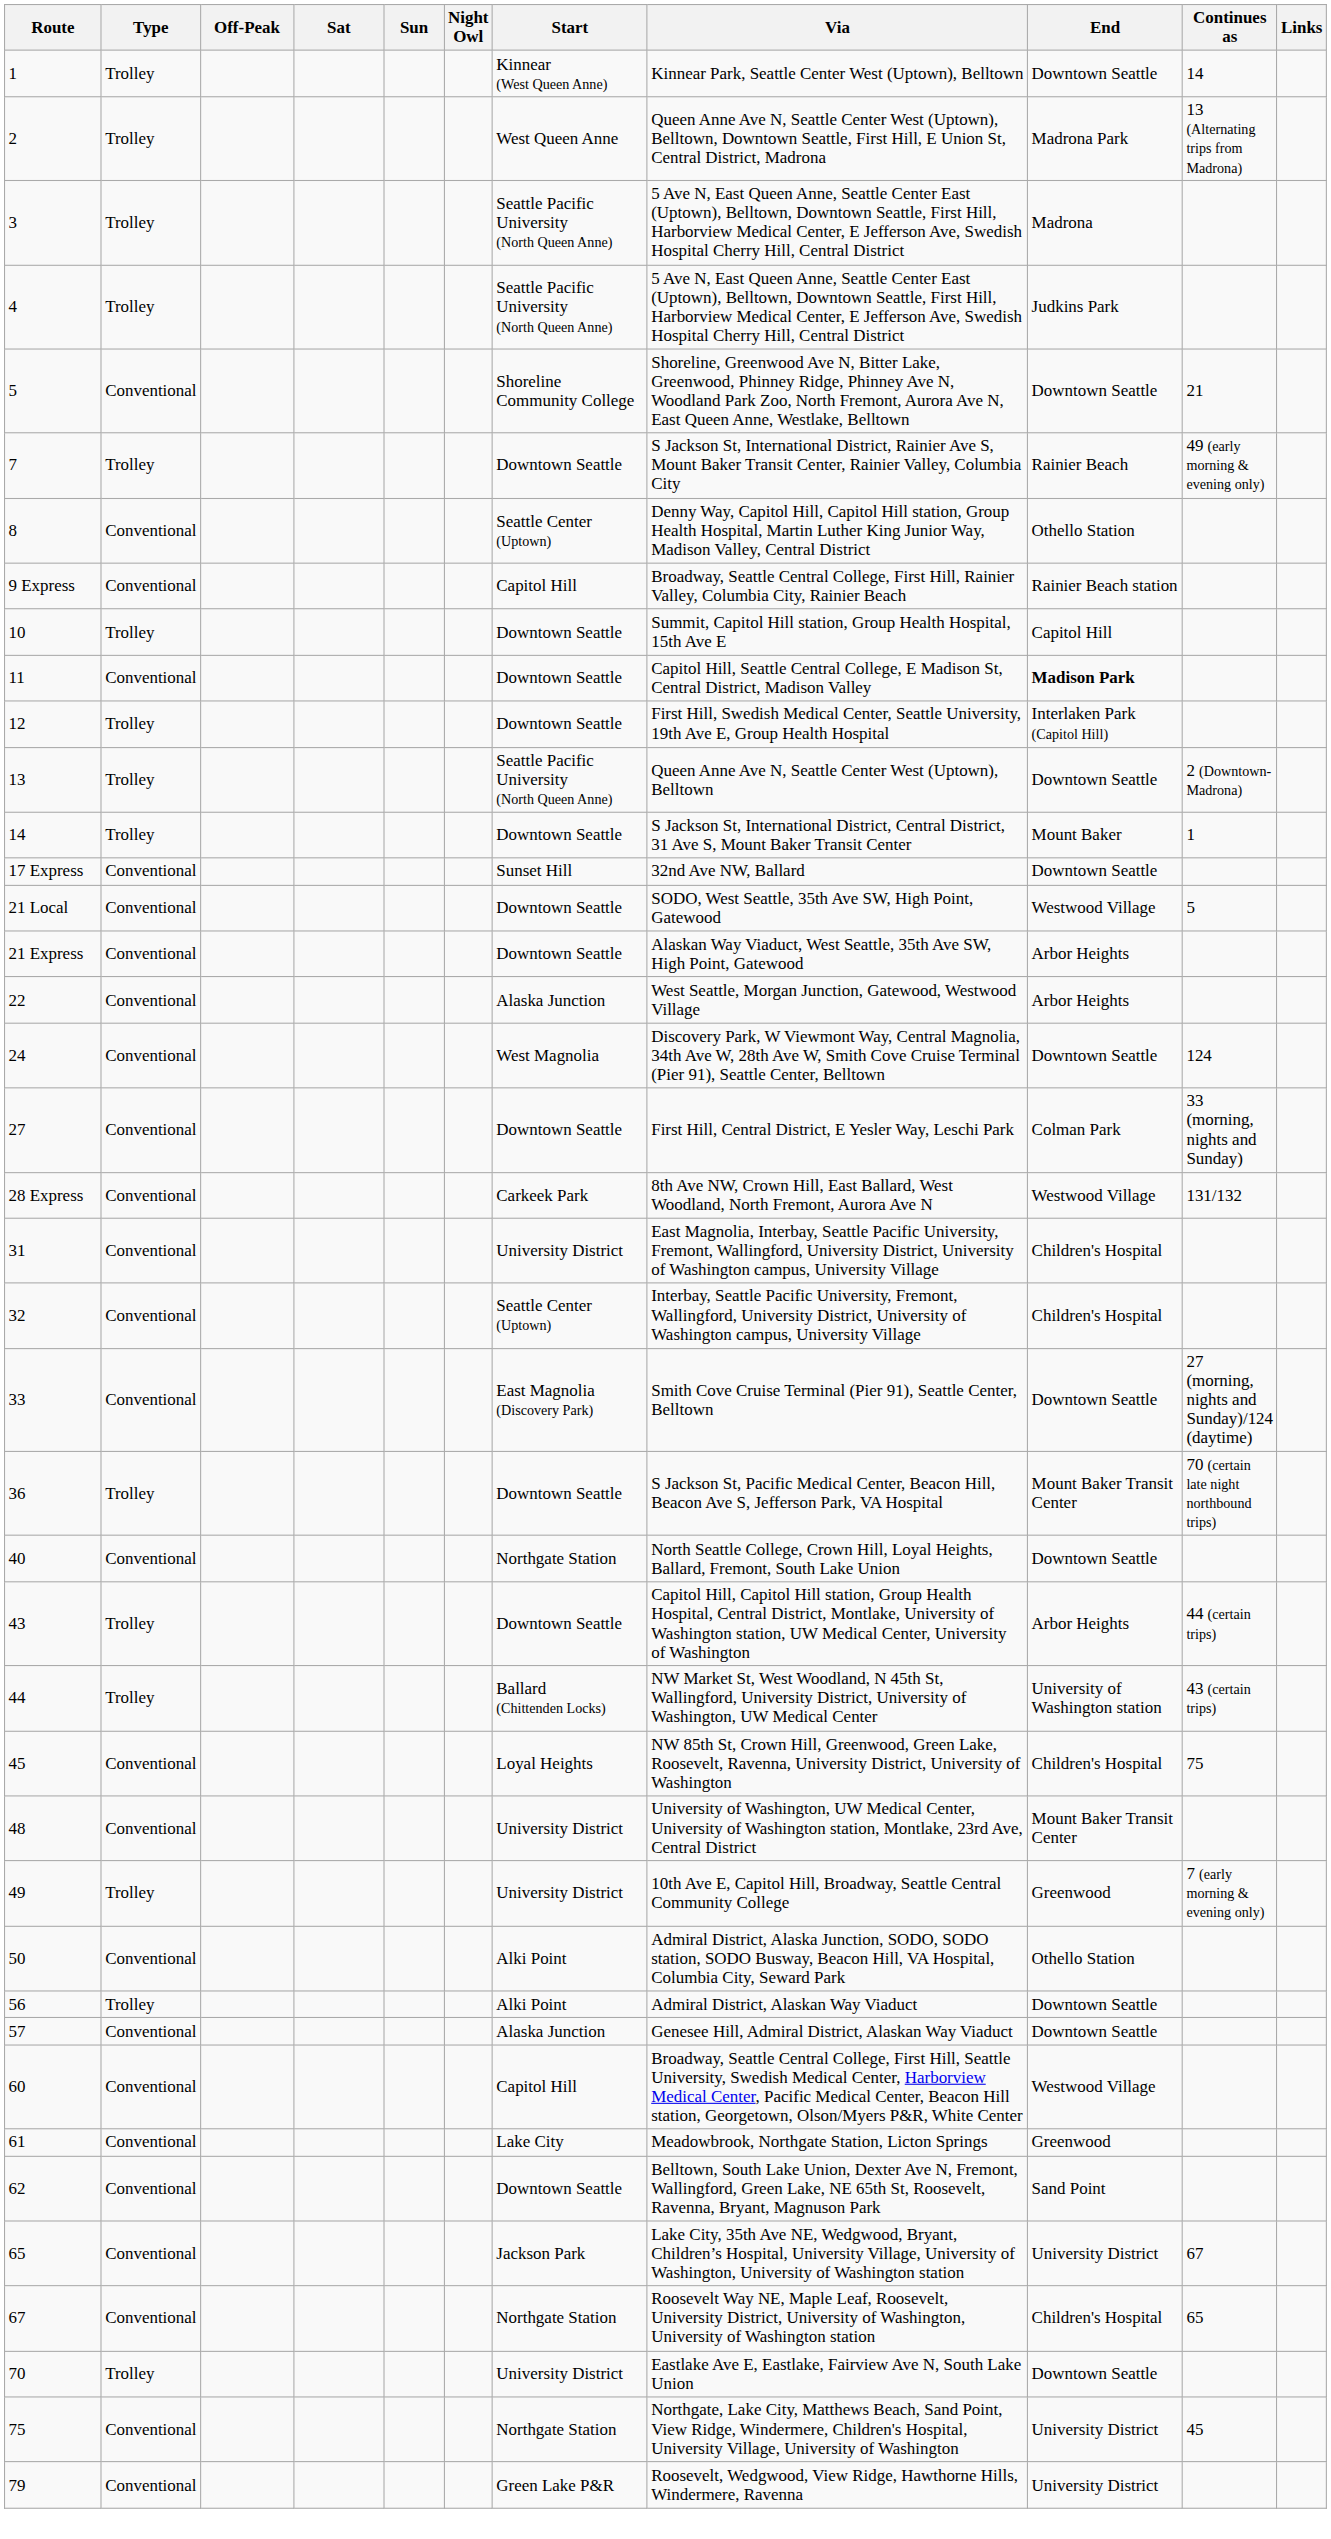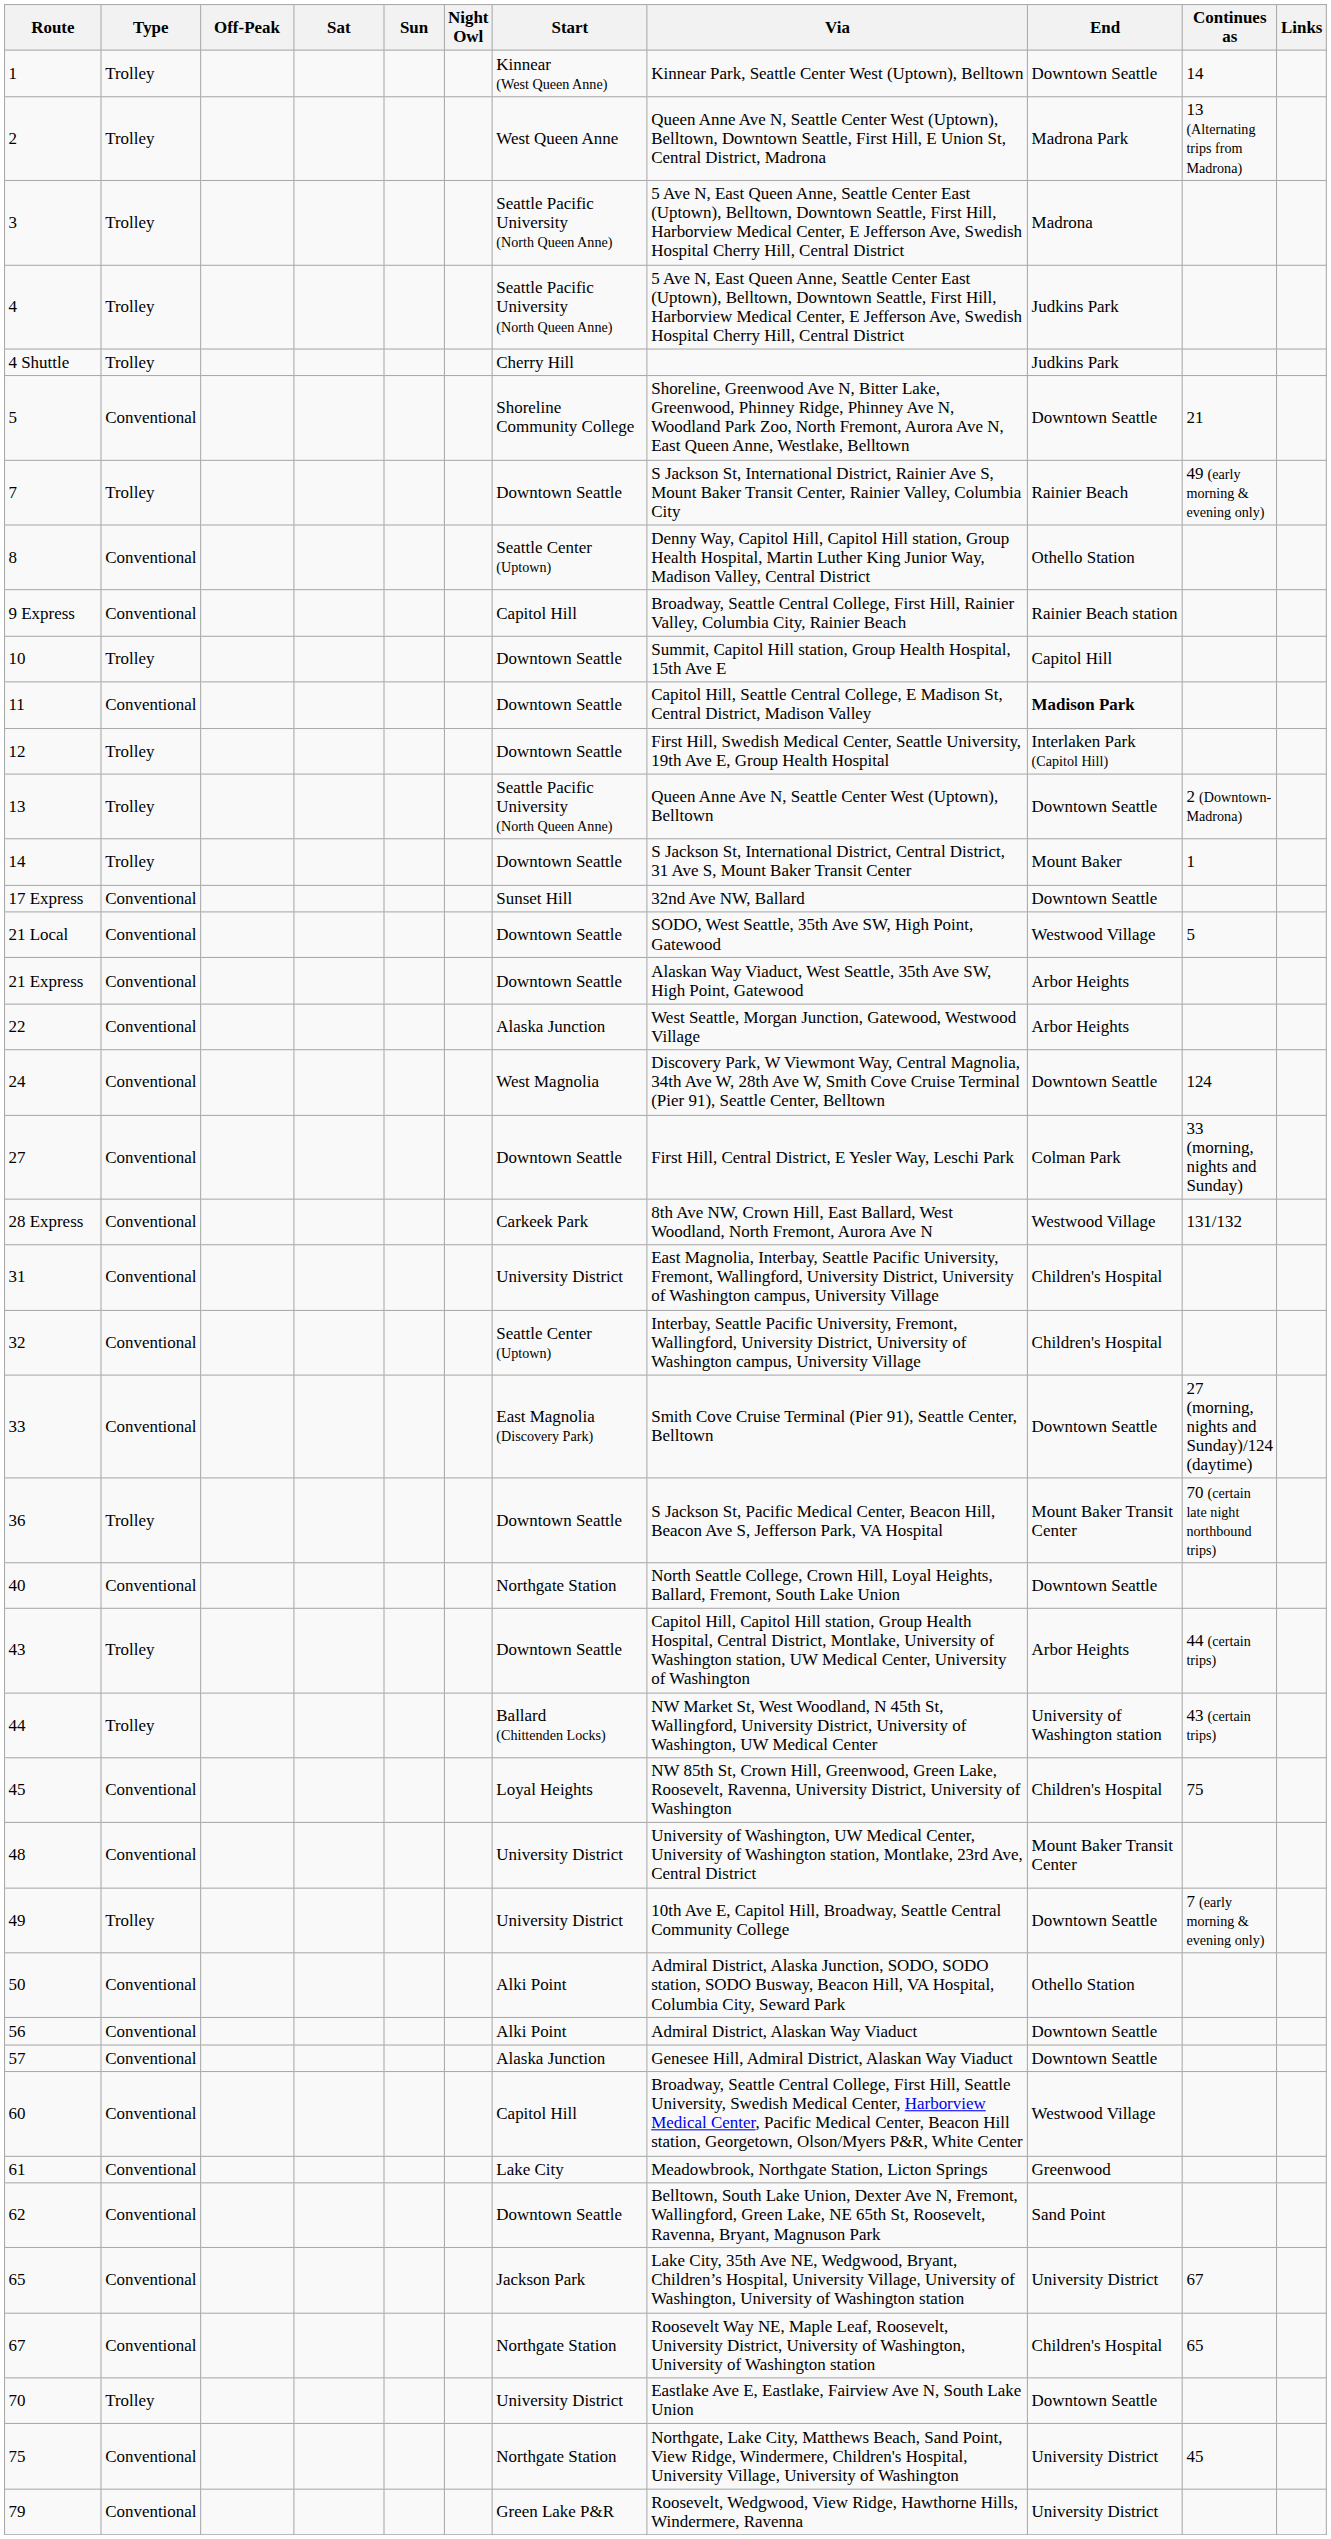+ row: (39, 362)
(1071, 1893) Greenwood -> (1094, 1920) Downtown Seattle
(130, 2004) Trolley -> (151, 2031) Conventional
